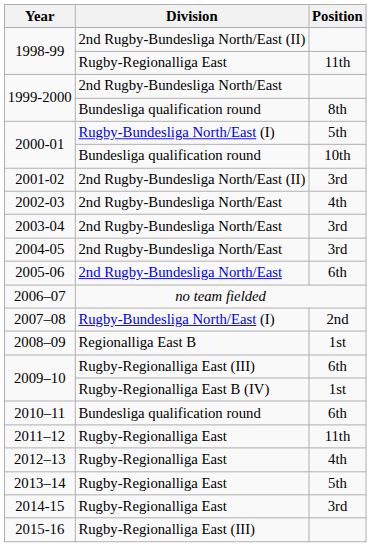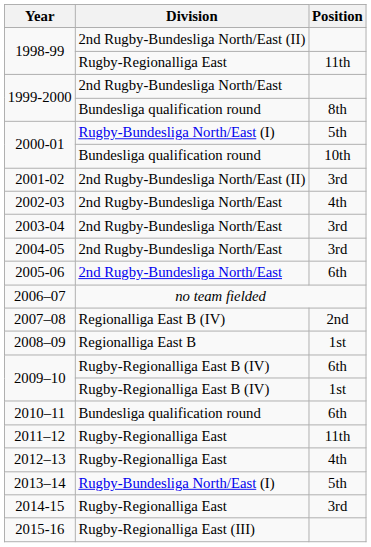(177, 319) Rugby-Bundesliga North/East (I) -> (152, 319) Regionalliga East B (IV)
(167, 366) Rugby-Regionalliga East (III) -> (174, 366) Rugby-Regionalliga East B (IV)
(153, 483) Rugby-Regionalliga East -> (177, 483) Rugby-Bundesliga North/East (I)
